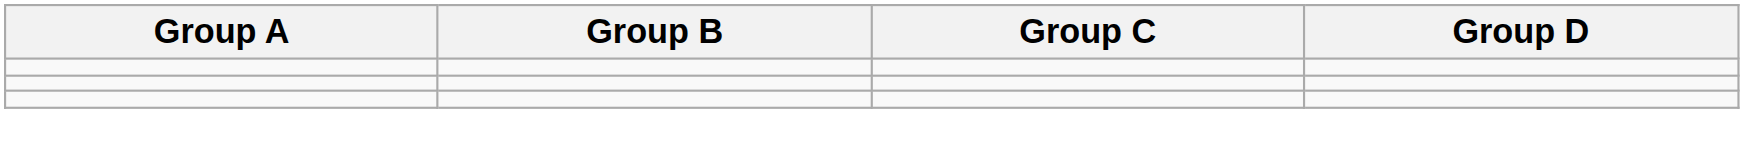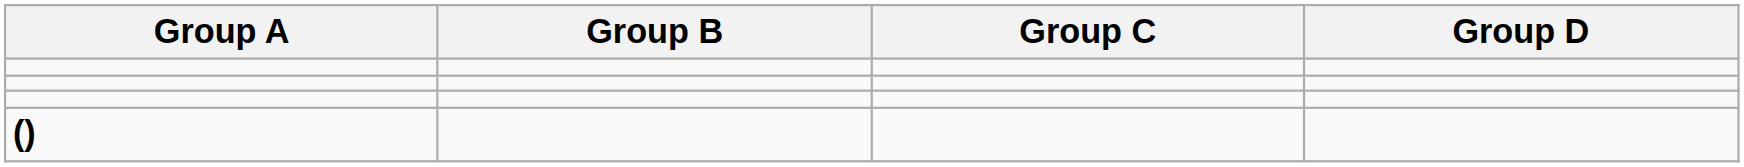+ row: (24, 133)
